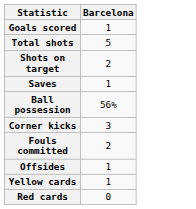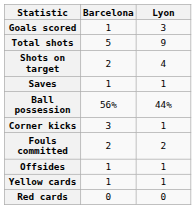+ column: (163, 12)
